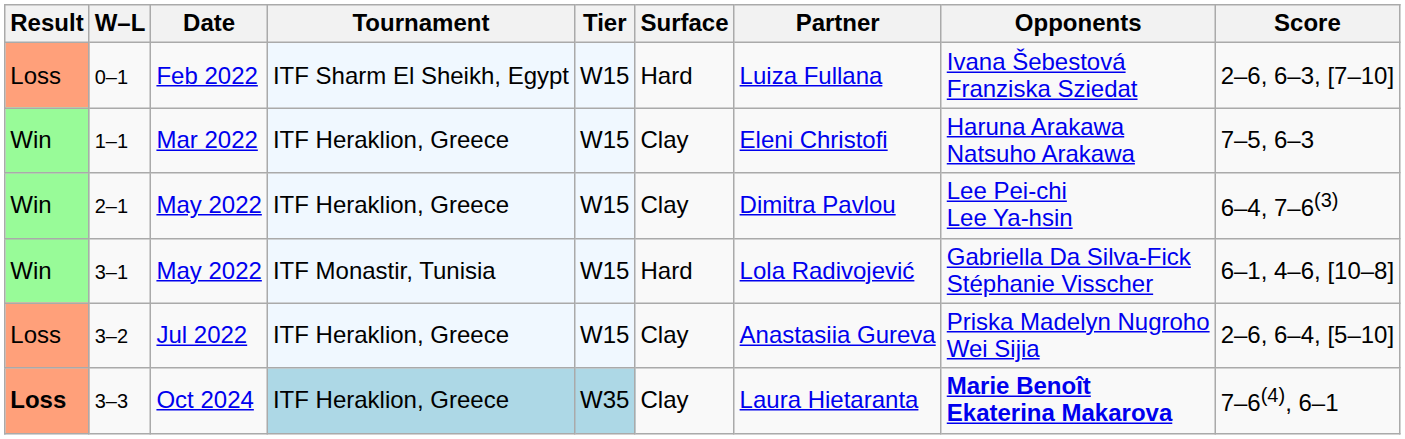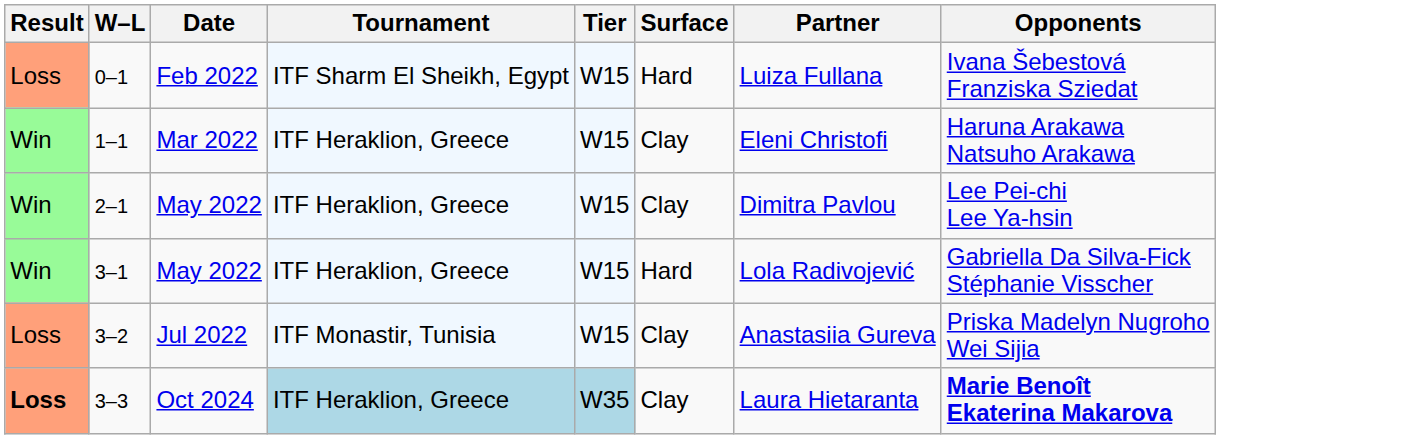- column: (1307, 23)
(384, 270) ITF Monastir, Tunisia -> (391, 270) ITF Heraklion, Greece
(391, 335) ITF Heraklion, Greece -> (384, 335) ITF Monastir, Tunisia
